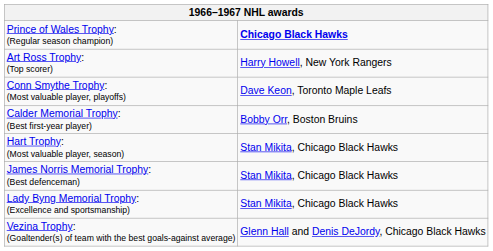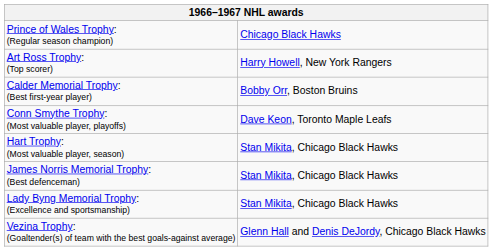(294, 35) bold -> (291, 35) normal
rows swapped: (64, 119) <-> (66, 91)
